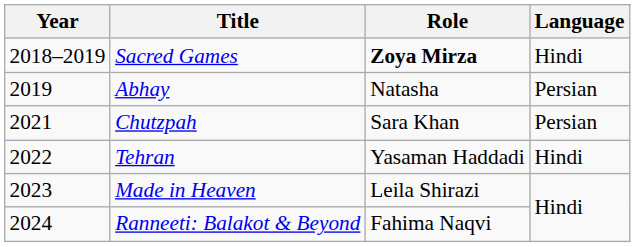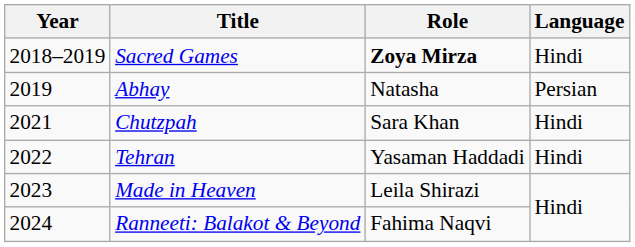(566, 122) Persian -> (559, 122) Hindi
